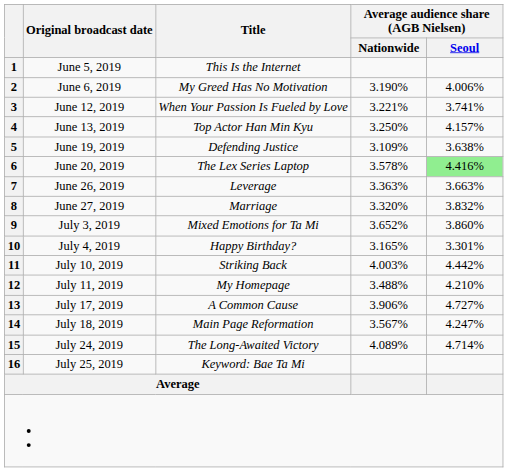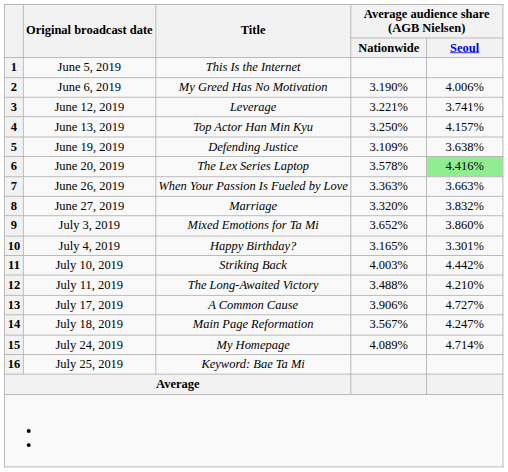(253, 107) When Your Passion Is Fueled by Love -> (253, 107) Leverage
(253, 186) Leverage -> (253, 186) When Your Passion Is Fueled by Love
(253, 285) My Homepage -> (253, 285) The Long-Awaited Victory
(253, 344) The Long-Awaited Victory -> (253, 344) My Homepage
